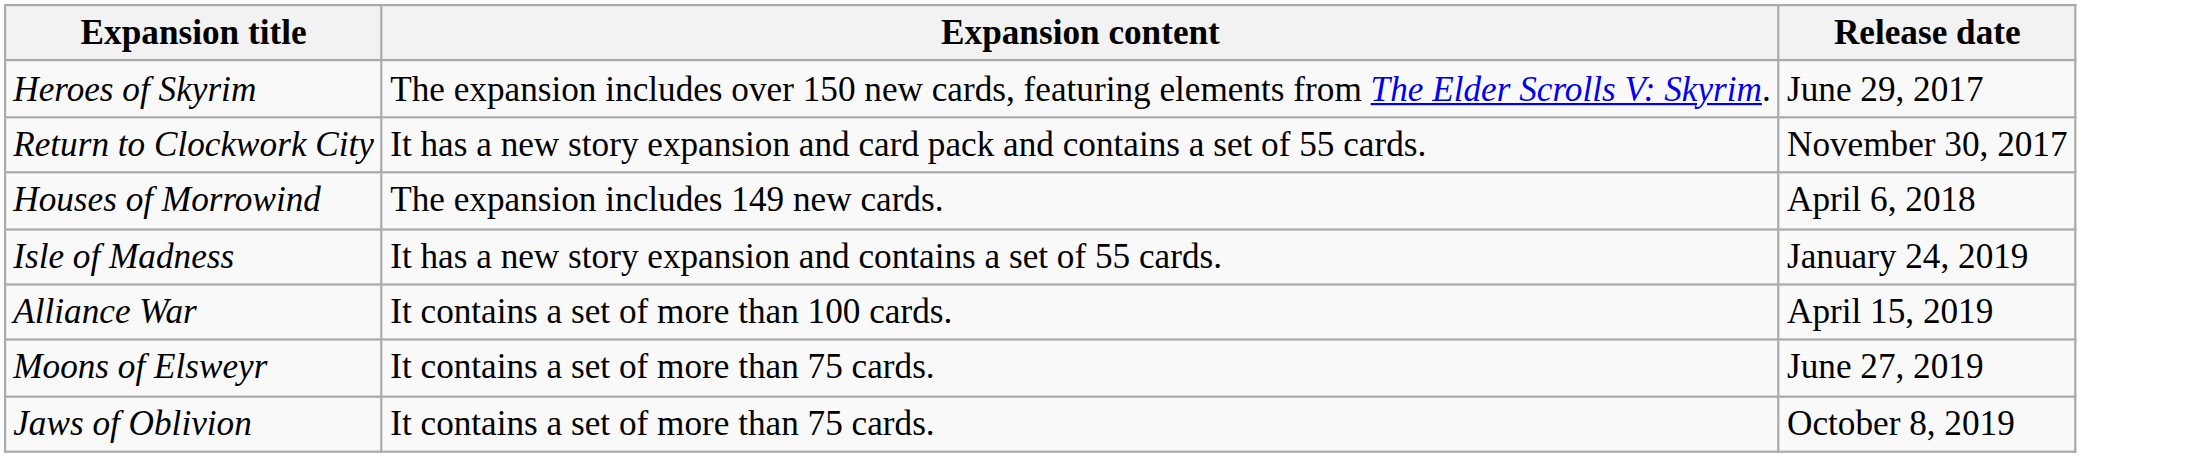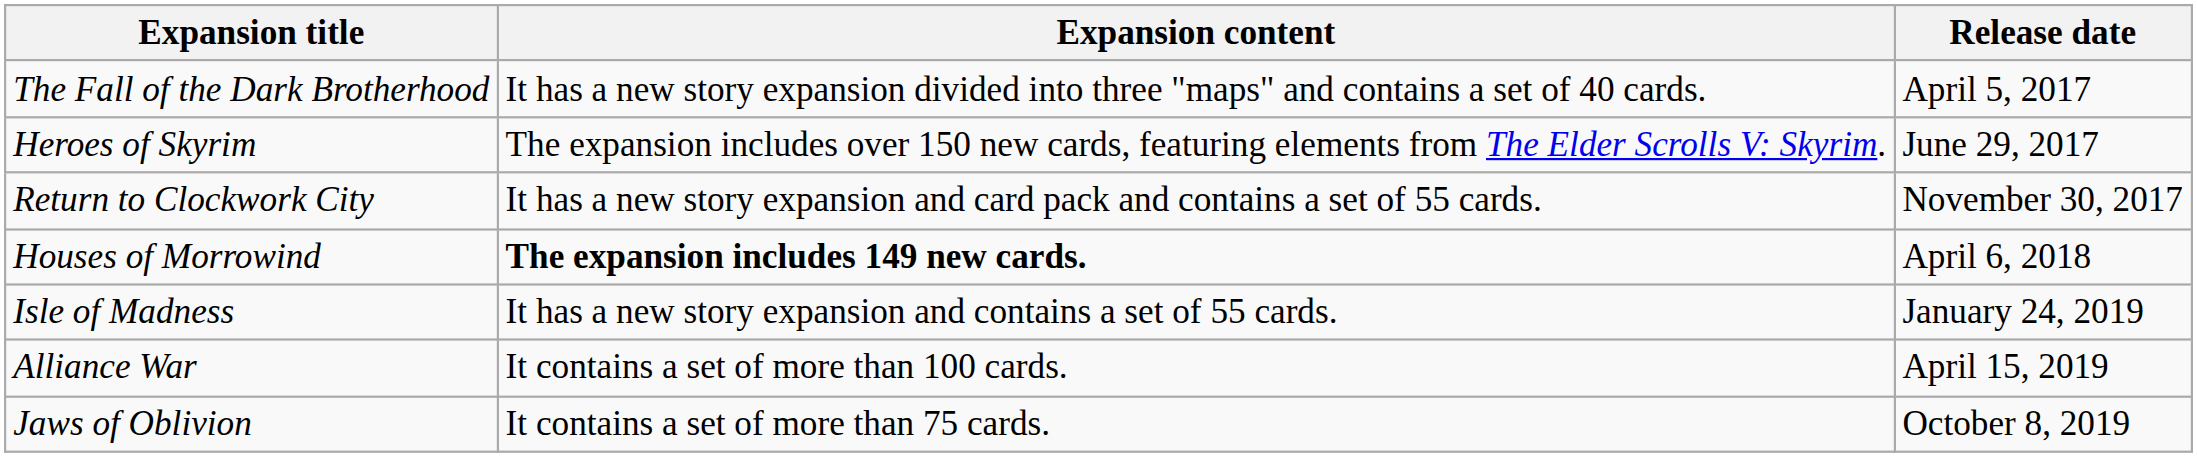+ row: (251, 88)
(667, 199) normal -> (796, 255) bold
- row: (140, 367)
